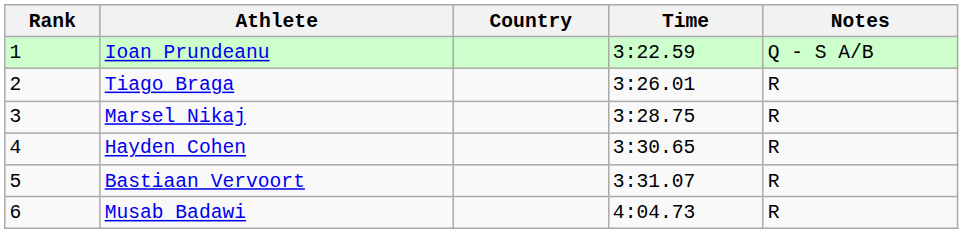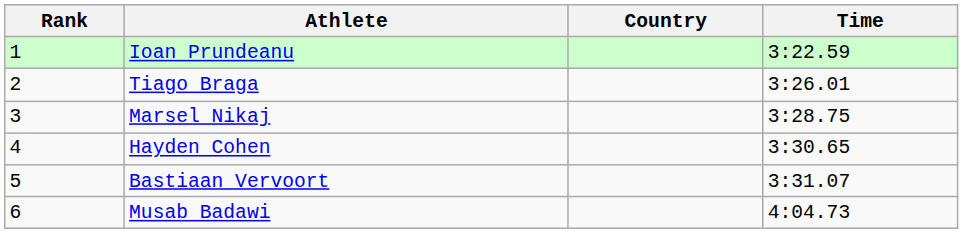- column: (860, 21)
